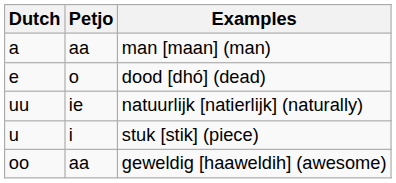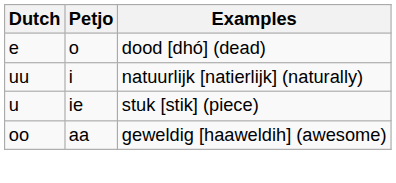- row: (196, 47)
(76, 105) ie -> (71, 76) i
(71, 134) i -> (76, 105) ie
